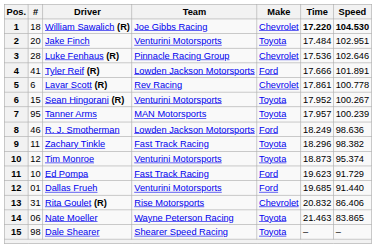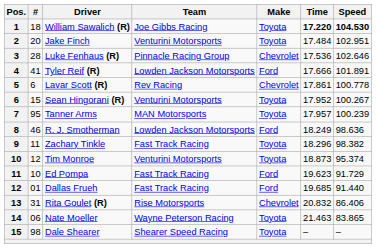(279, 27) Chevrolet -> (273, 27) Toyota
(178, 188) Venturini Motorsports -> (172, 188) Fast Track Racing
